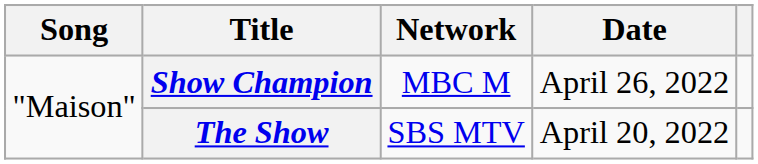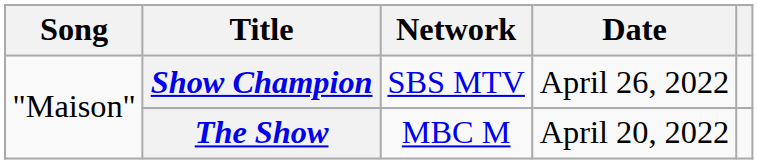(456, 81) MBC M -> (456, 81) SBS MTV
(456, 132) SBS MTV -> (456, 132) MBC M
